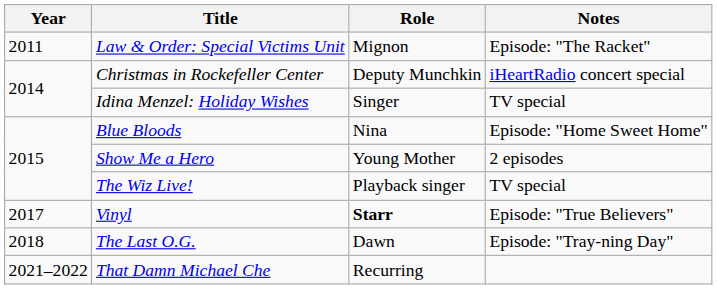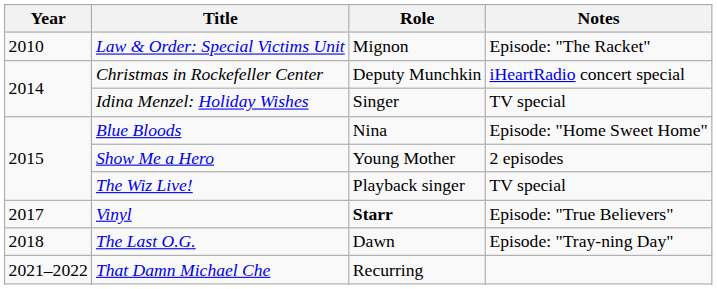(26, 46) 2011 -> (26, 46) 2010
